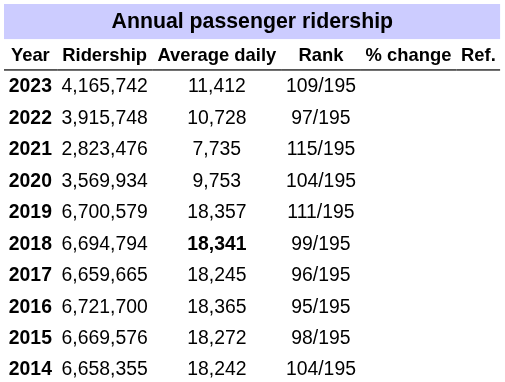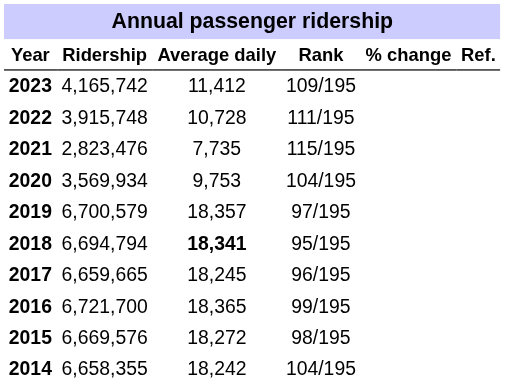(321, 117) 97/195 -> (321, 117) 111/195
(321, 212) 111/195 -> (321, 212) 97/195
(321, 243) 99/195 -> (321, 243) 95/195
(321, 306) 95/195 -> (321, 306) 99/195
